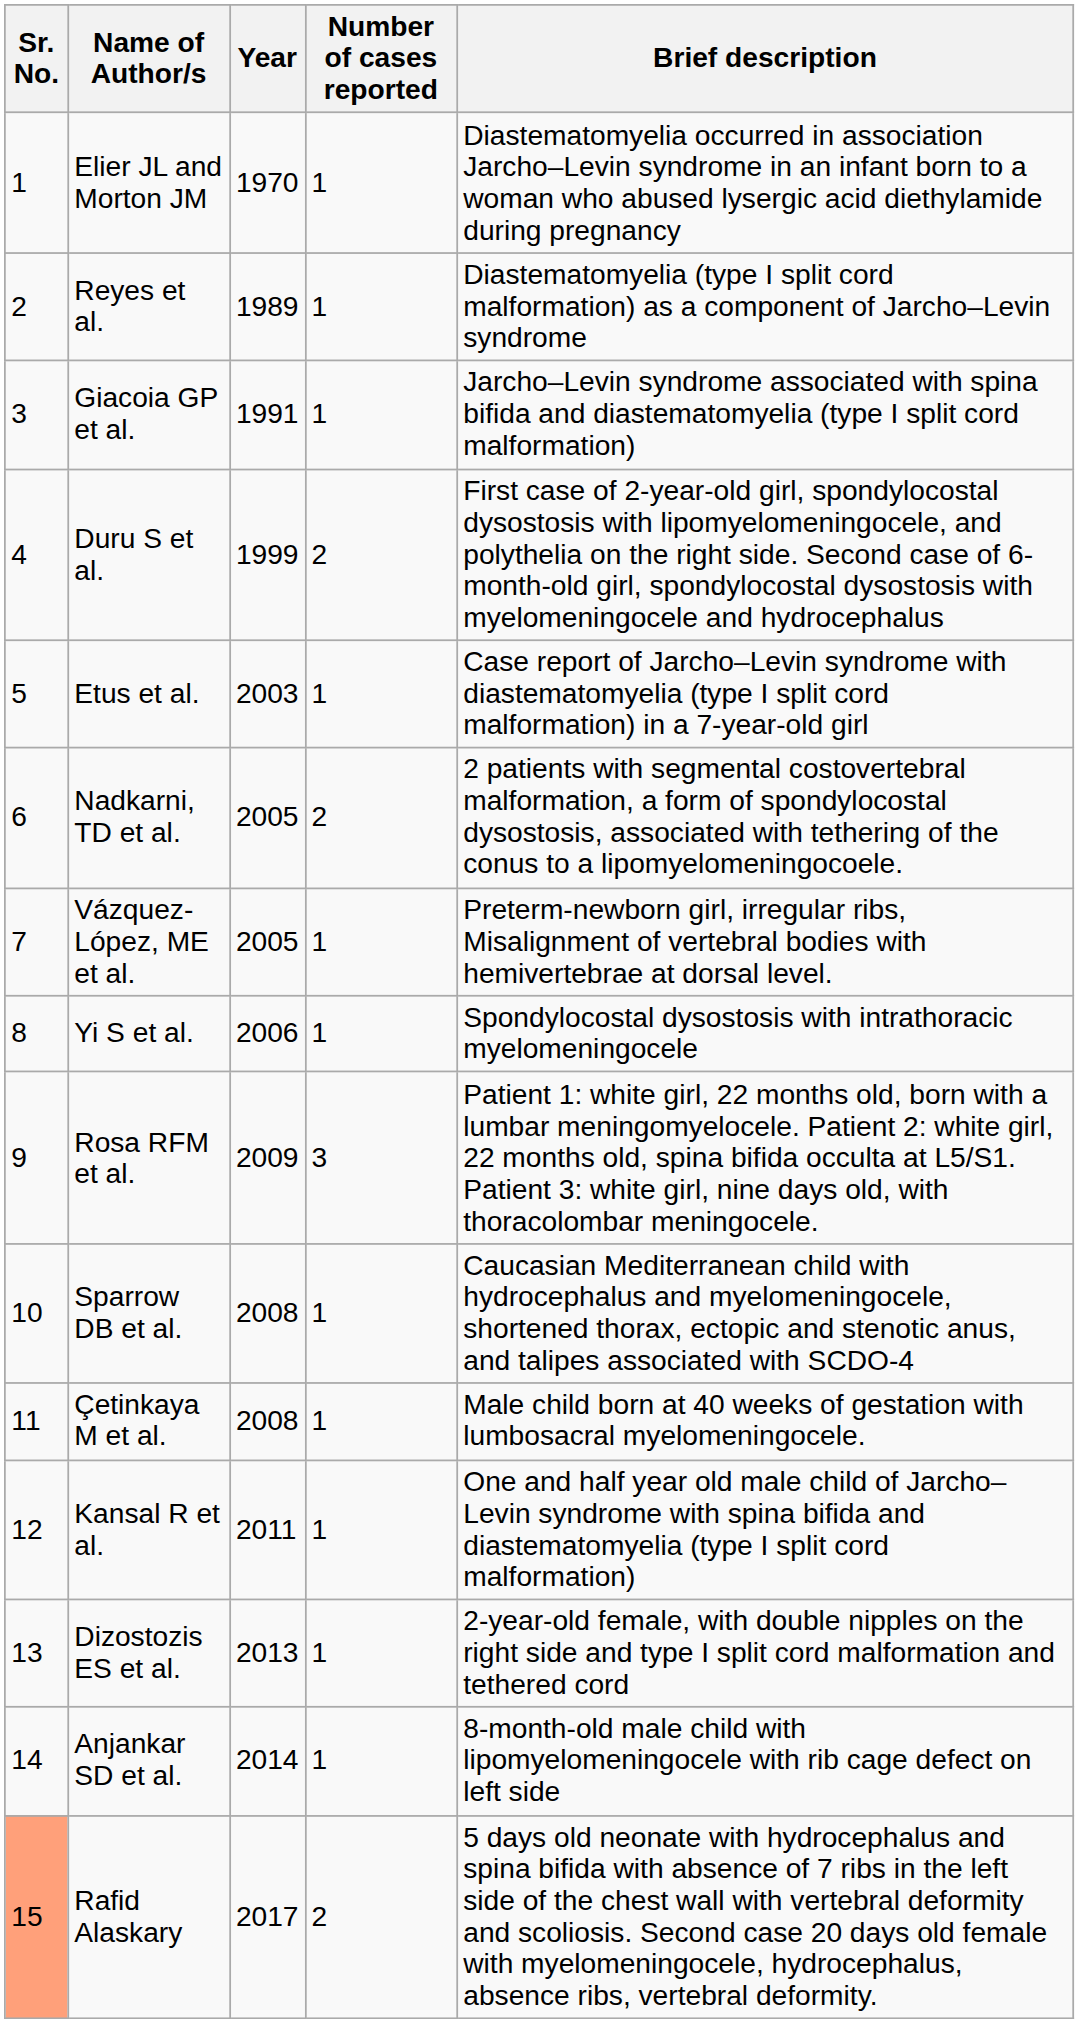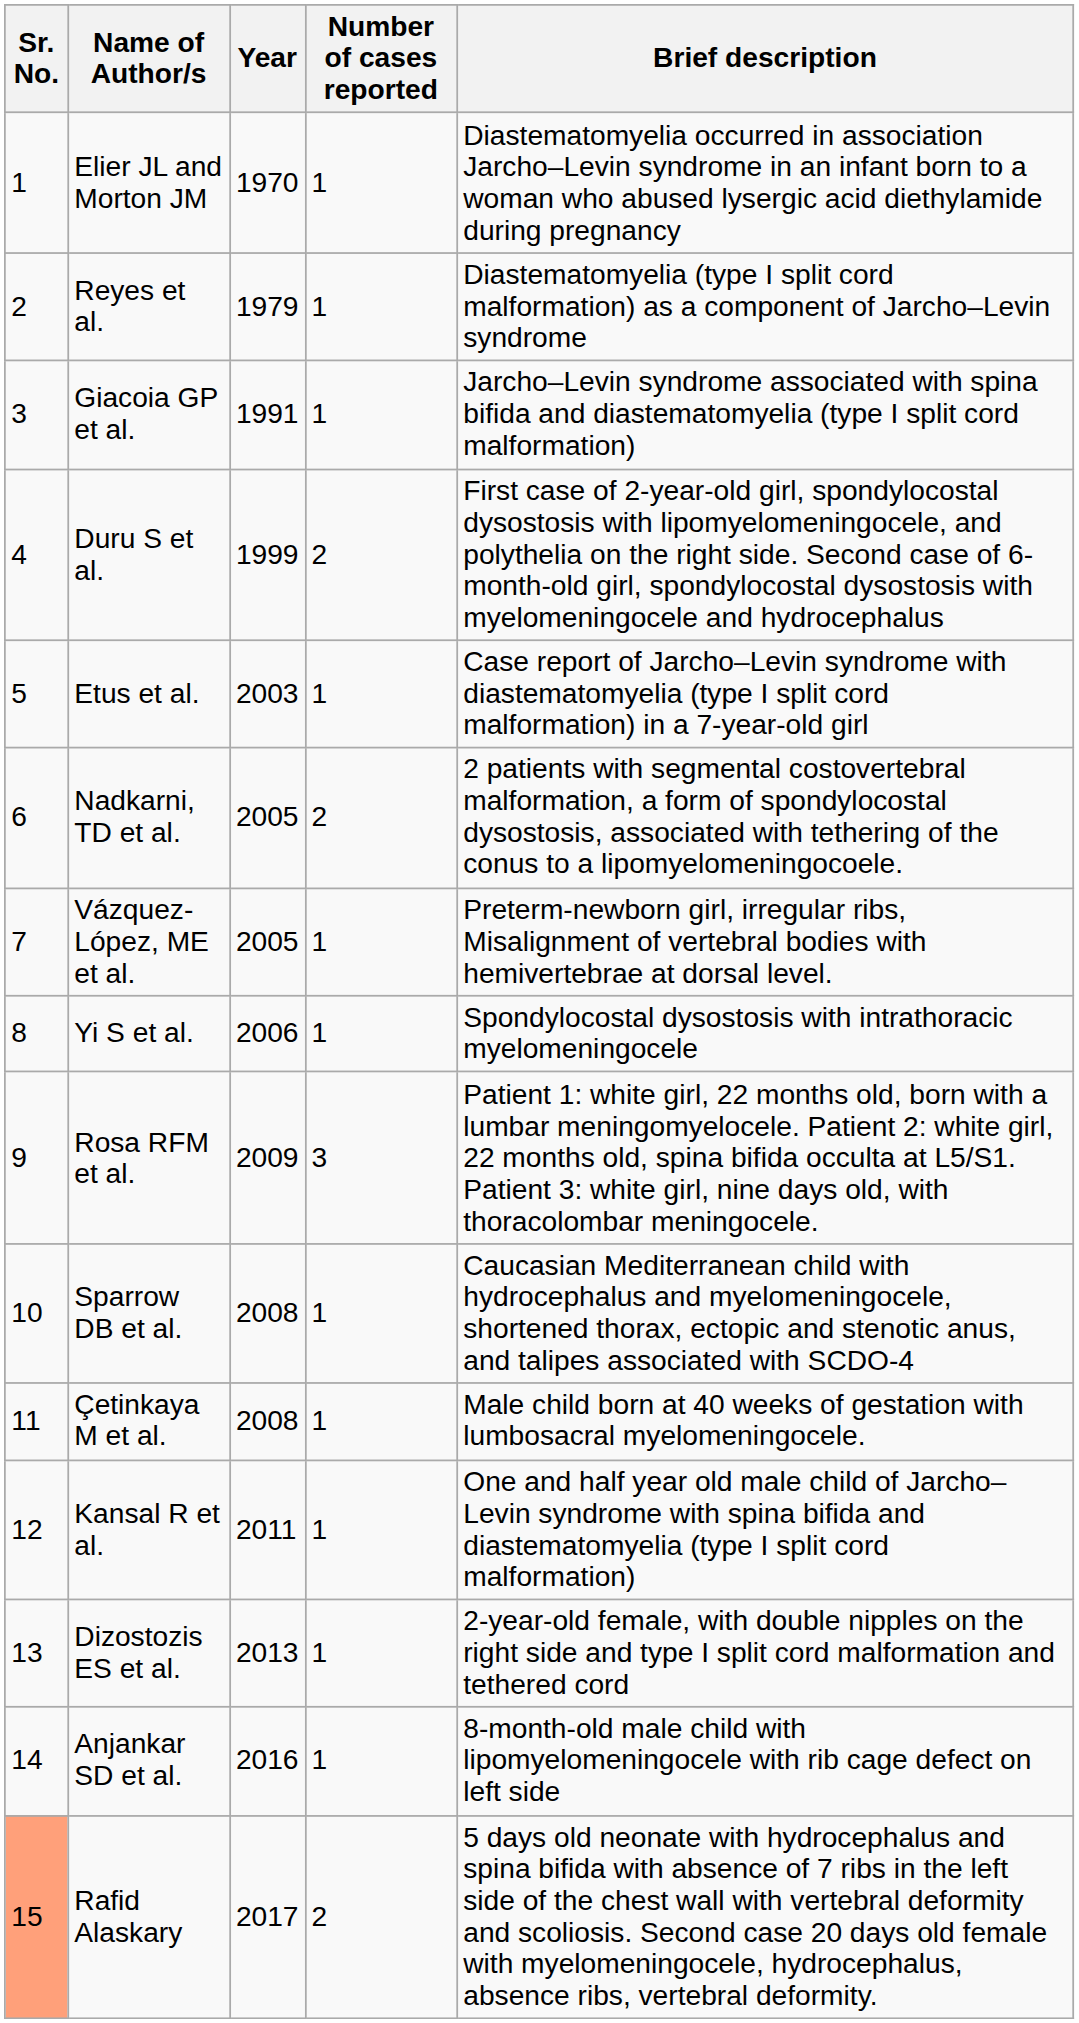(267, 306) 1989 -> (267, 306) 1979
(267, 1760) 2014 -> (267, 1760) 2016
